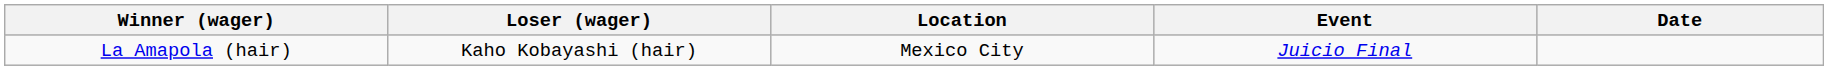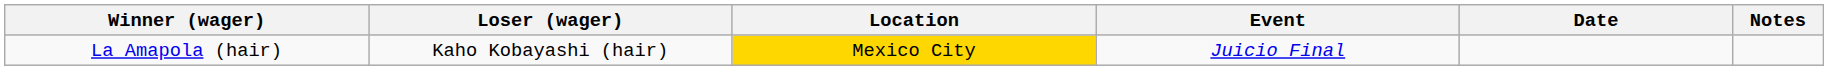+ column: (1778, 20)
(962, 50) no background -> (914, 50) gold background
